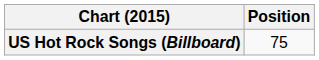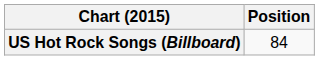(279, 42) 75 -> (279, 42) 84
